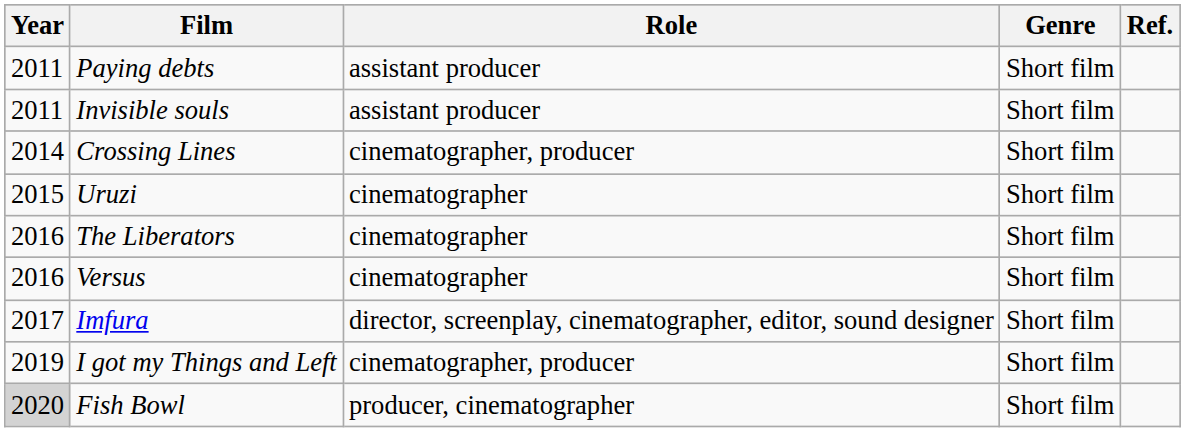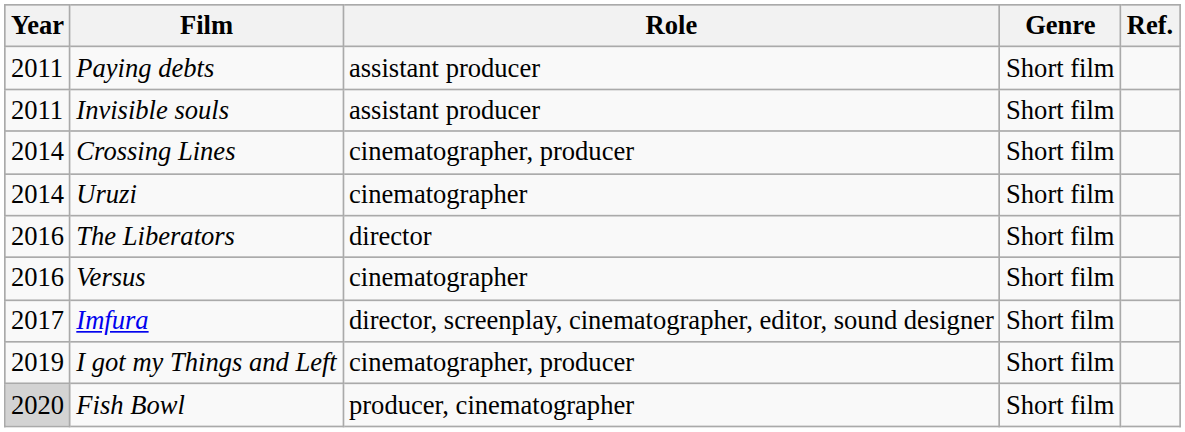(38, 194) 2015 -> (38, 194) 2014
(438, 236) cinematographer -> (390, 236) director
